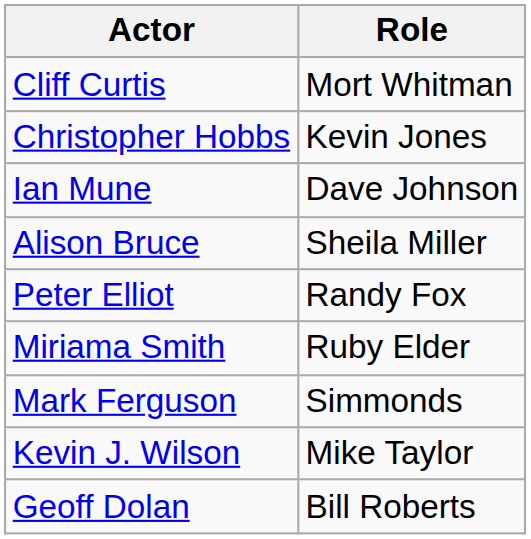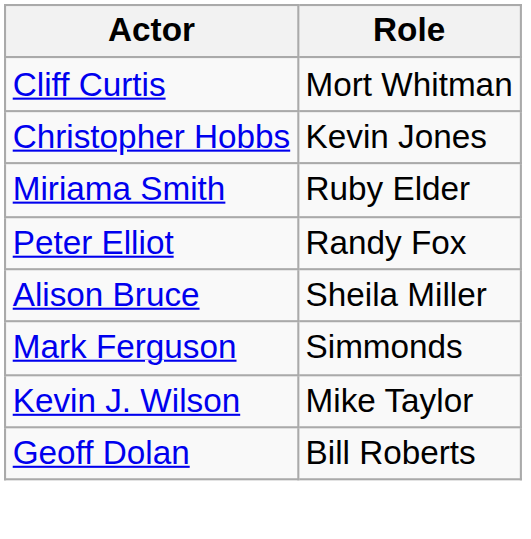- row: (82, 189)
rows swapped: (119, 347) <-> (106, 242)
